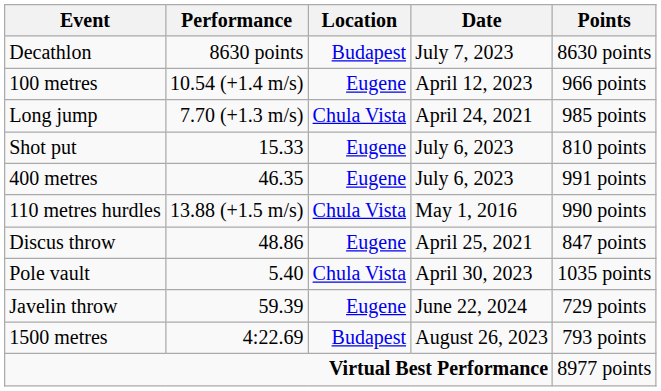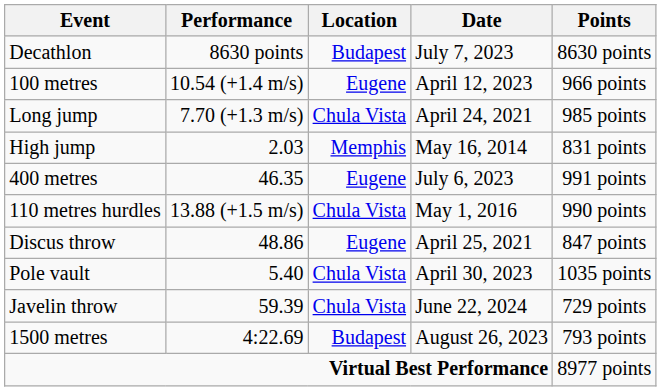- row: (43, 147)
+ row: (52, 147)
(376, 305) Eugene -> (359, 305) Chula Vista
